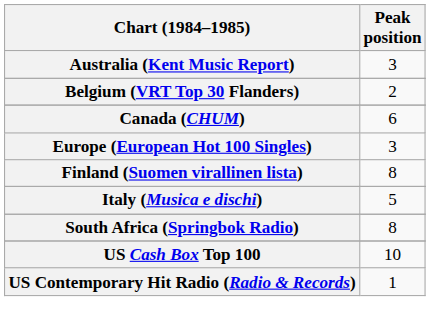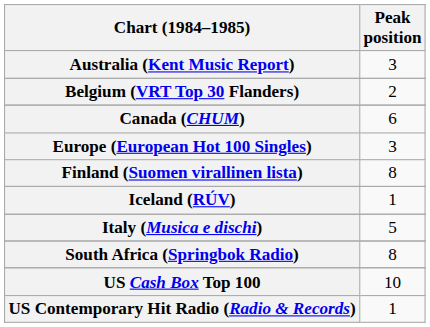+ row: (182, 200)
